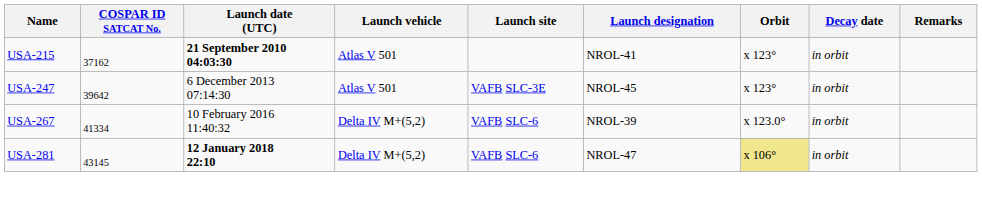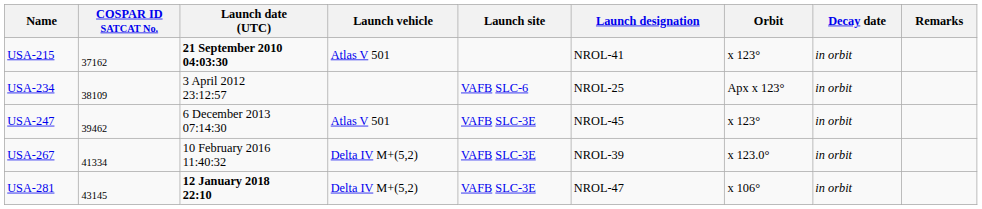+ row: (31, 87)
(96, 95) 39642 -> (94, 129) 39462
(505, 121) VAFB SLC-6 -> (498, 154) VAFB SLC-3E
(505, 154) VAFB SLC-6 -> (498, 188) VAFB SLC-3E
(760, 154) khaki background -> (744, 188) no background
